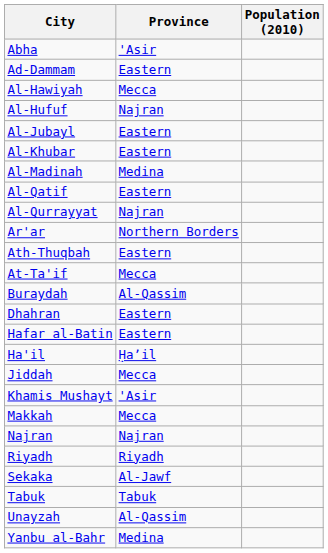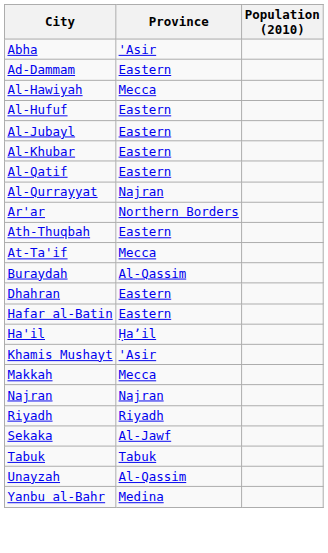(141, 110) Najran -> (145, 110) Eastern
- row: (45, 171)
- row: (30, 375)
